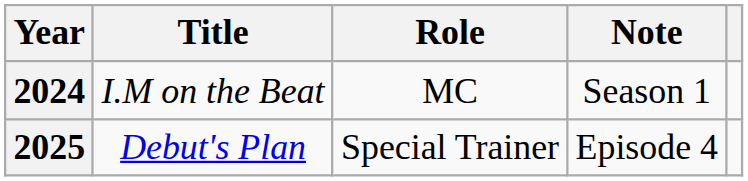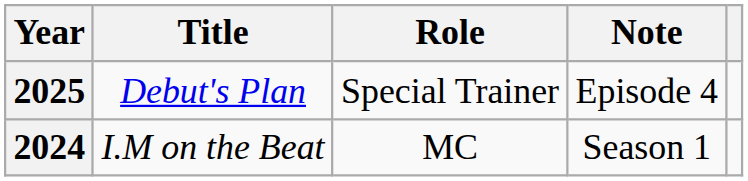rows swapped: (49, 89) <-> (49, 146)
